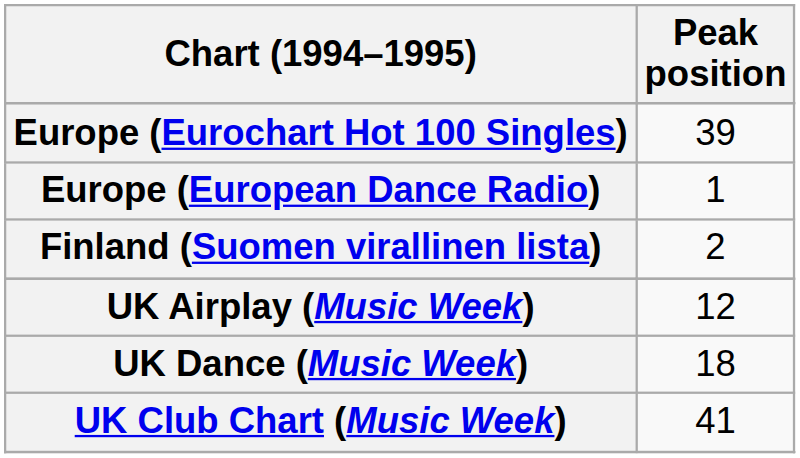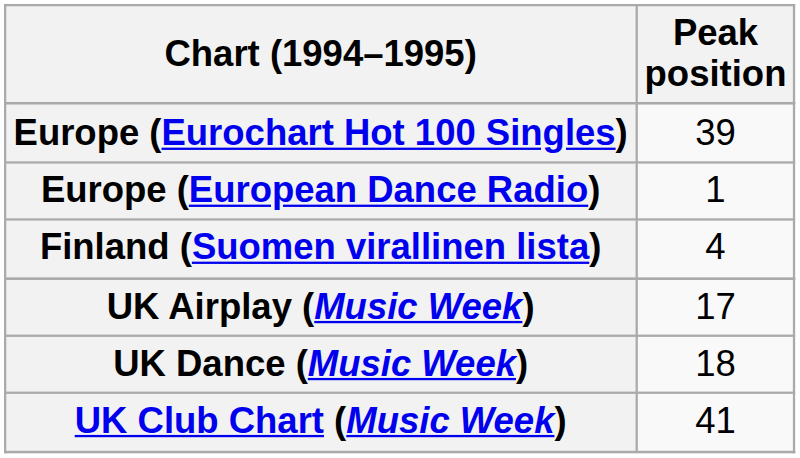(716, 248) 2 -> (716, 248) 4
(715, 305) 12 -> (715, 305) 17
